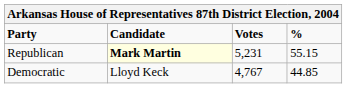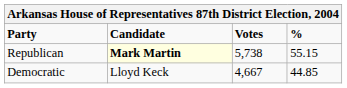(249, 53) 5,231 -> (249, 53) 5,738
(249, 72) 4,767 -> (249, 72) 4,667
